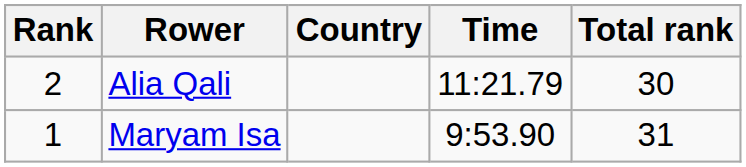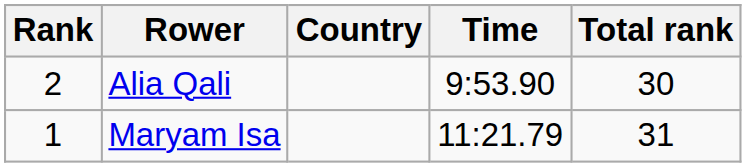(500, 82) 11:21.79 -> (500, 82) 9:53.90
(500, 135) 9:53.90 -> (500, 135) 11:21.79
